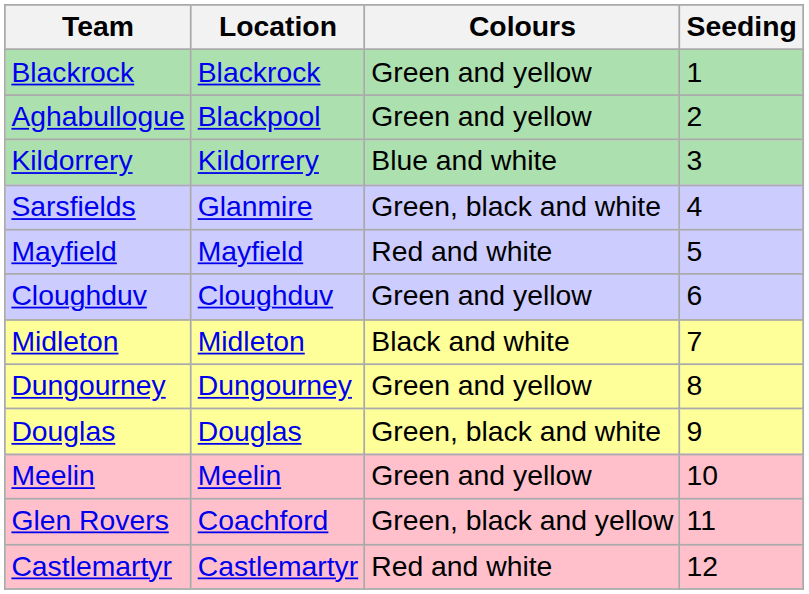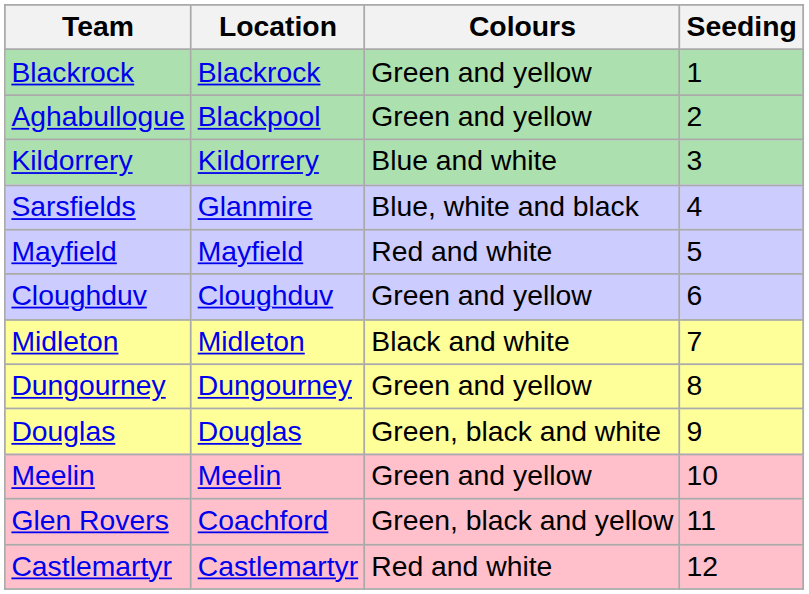(516, 206) Green, black and white -> (505, 206) Blue, white and black
